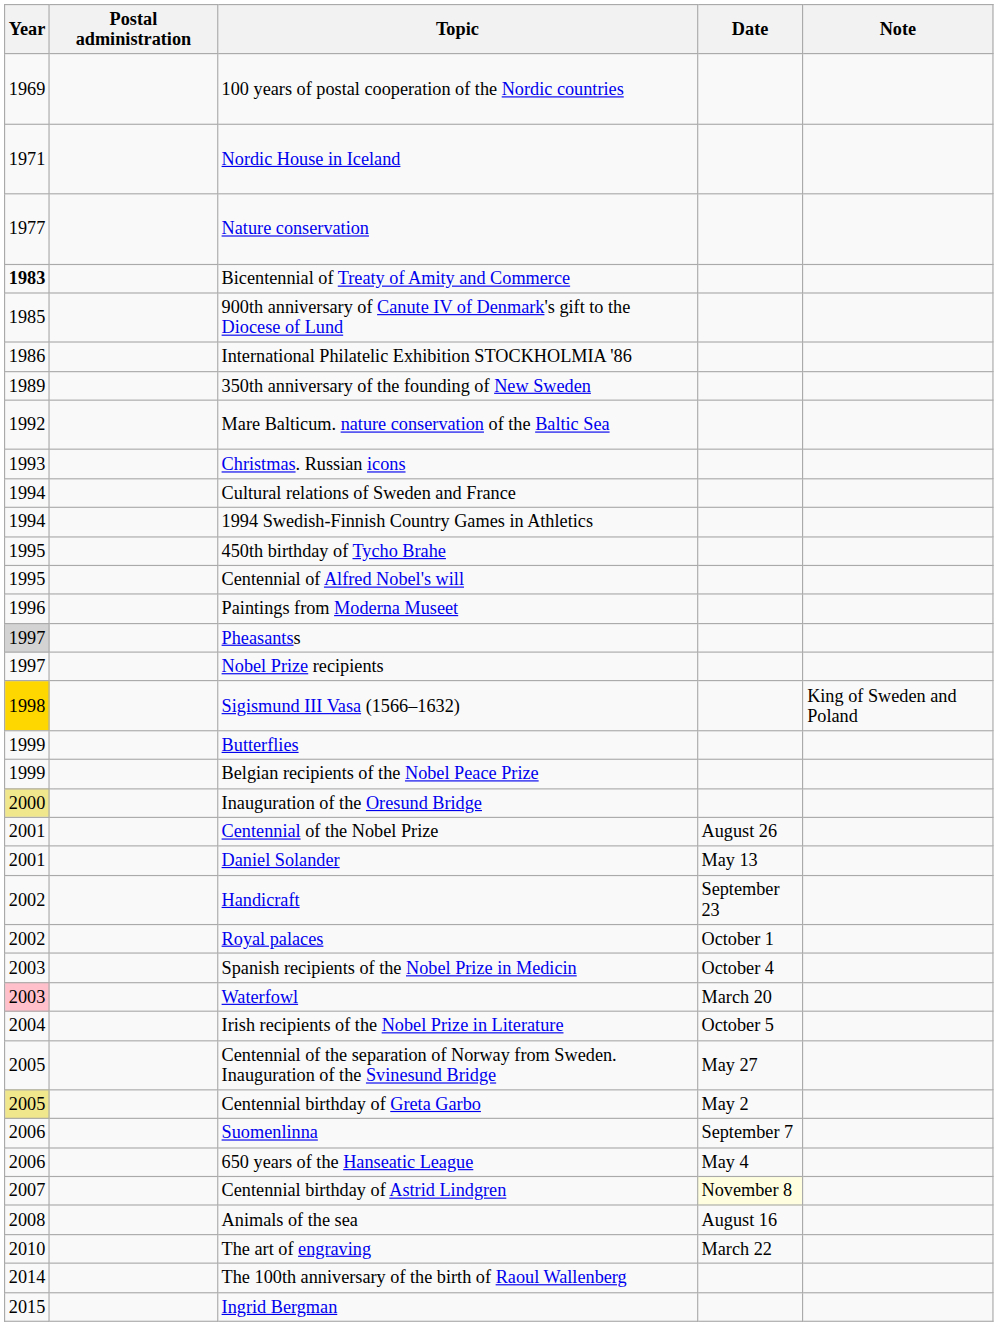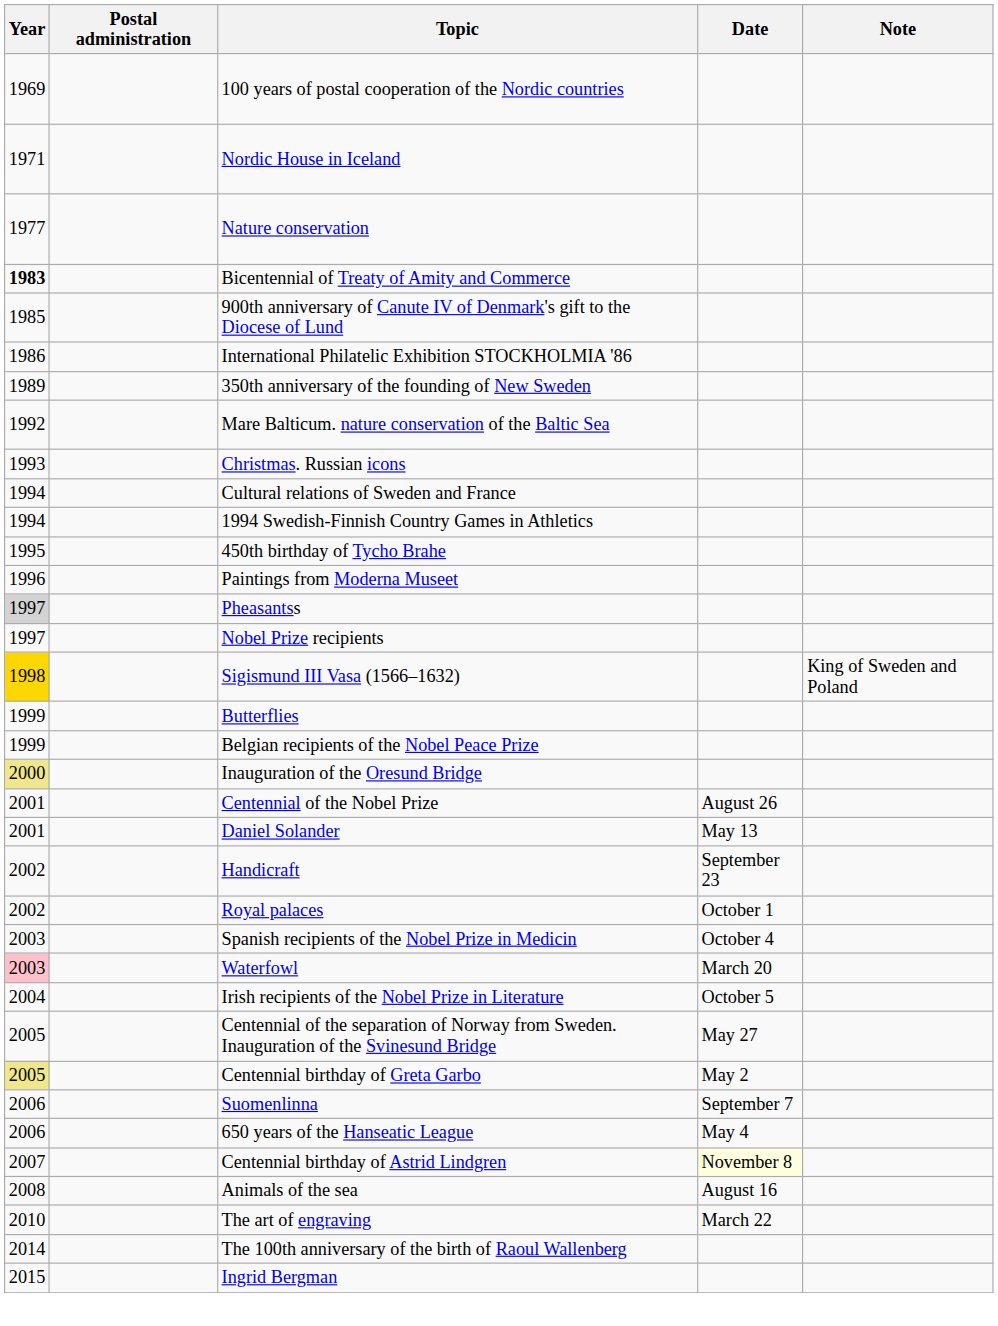- row: (343, 579)
